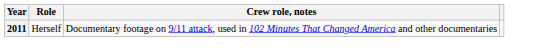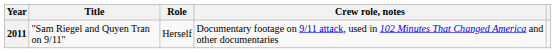+ column: (94, 12)
